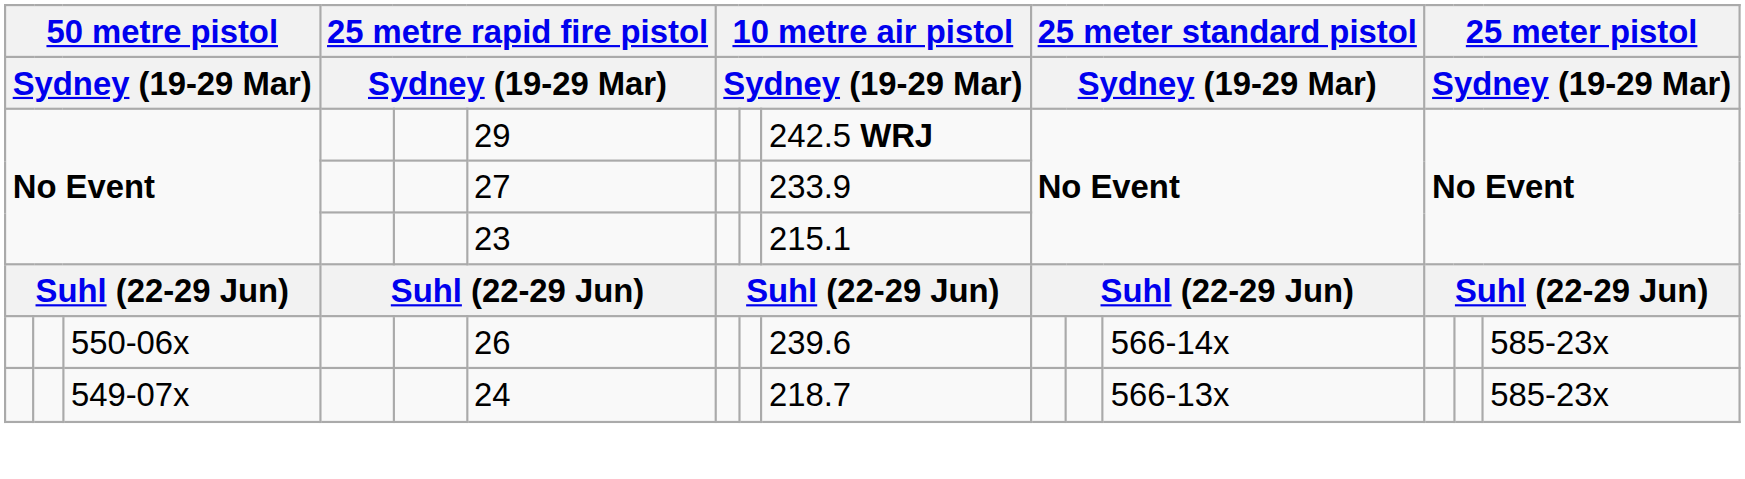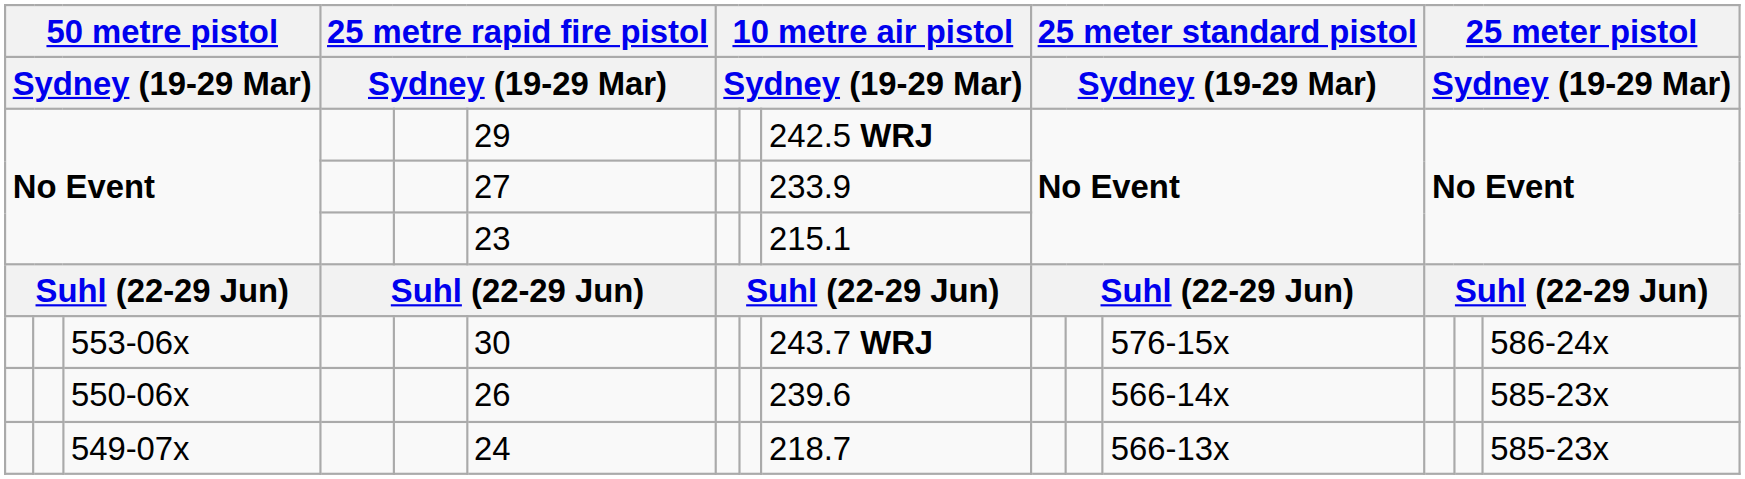+ row: (20, 343)
